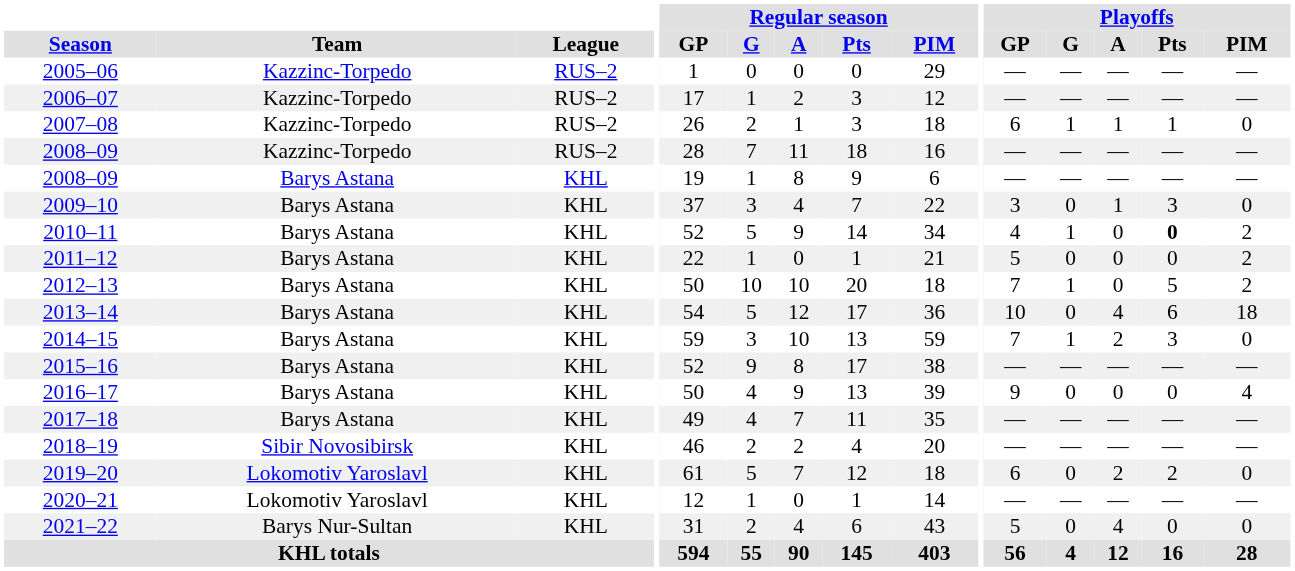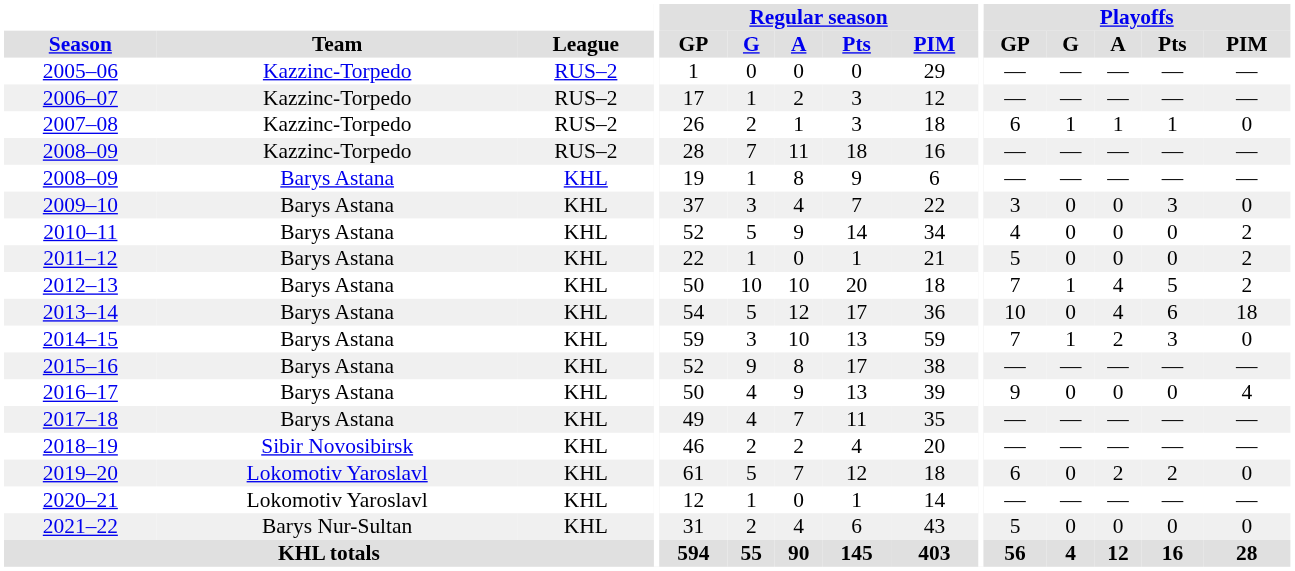(1118, 204) 1 -> (1118, 204) 0
(1071, 231) 1 -> (1071, 231) 0
(1172, 231) bold -> (1172, 231) normal
(1118, 285) 0 -> (1118, 285) 4
(1118, 526) 4 -> (1118, 526) 0
